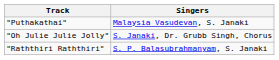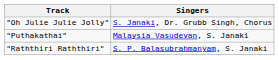rows swapped: (58, 36) <-> (37, 23)
